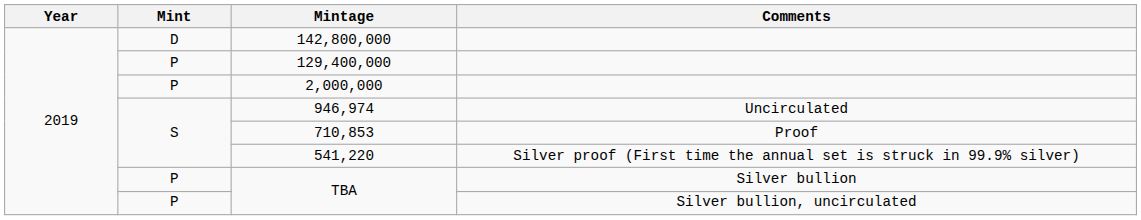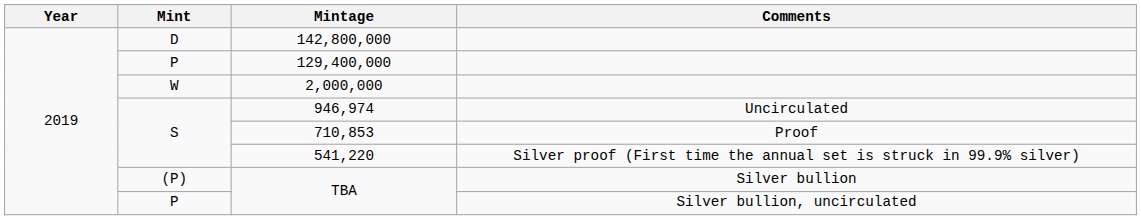(174, 86) P -> (174, 86) W
(174, 179) P -> (174, 179) (P)
